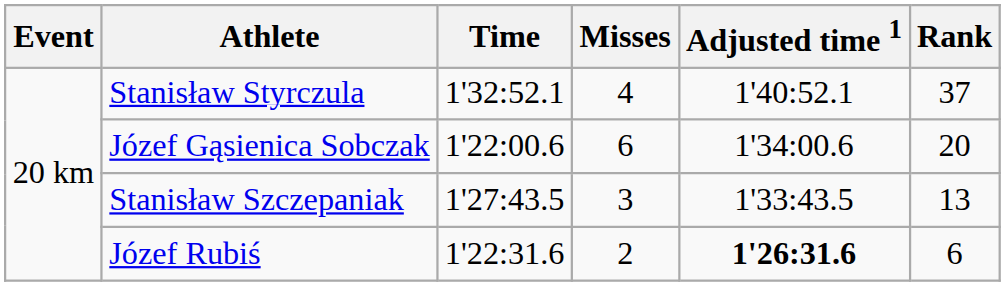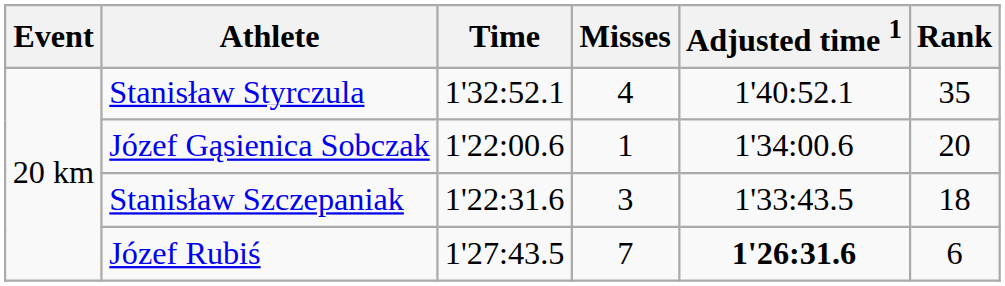(955, 93) 37 -> (955, 93) 35
(625, 146) 6 -> (625, 146) 1
(505, 199) 1'27:43.5 -> (505, 199) 1'22:31.6
(955, 199) 13 -> (955, 199) 18
(505, 252) 1'22:31.6 -> (505, 252) 1'27:43.5
(625, 252) 2 -> (625, 252) 7
